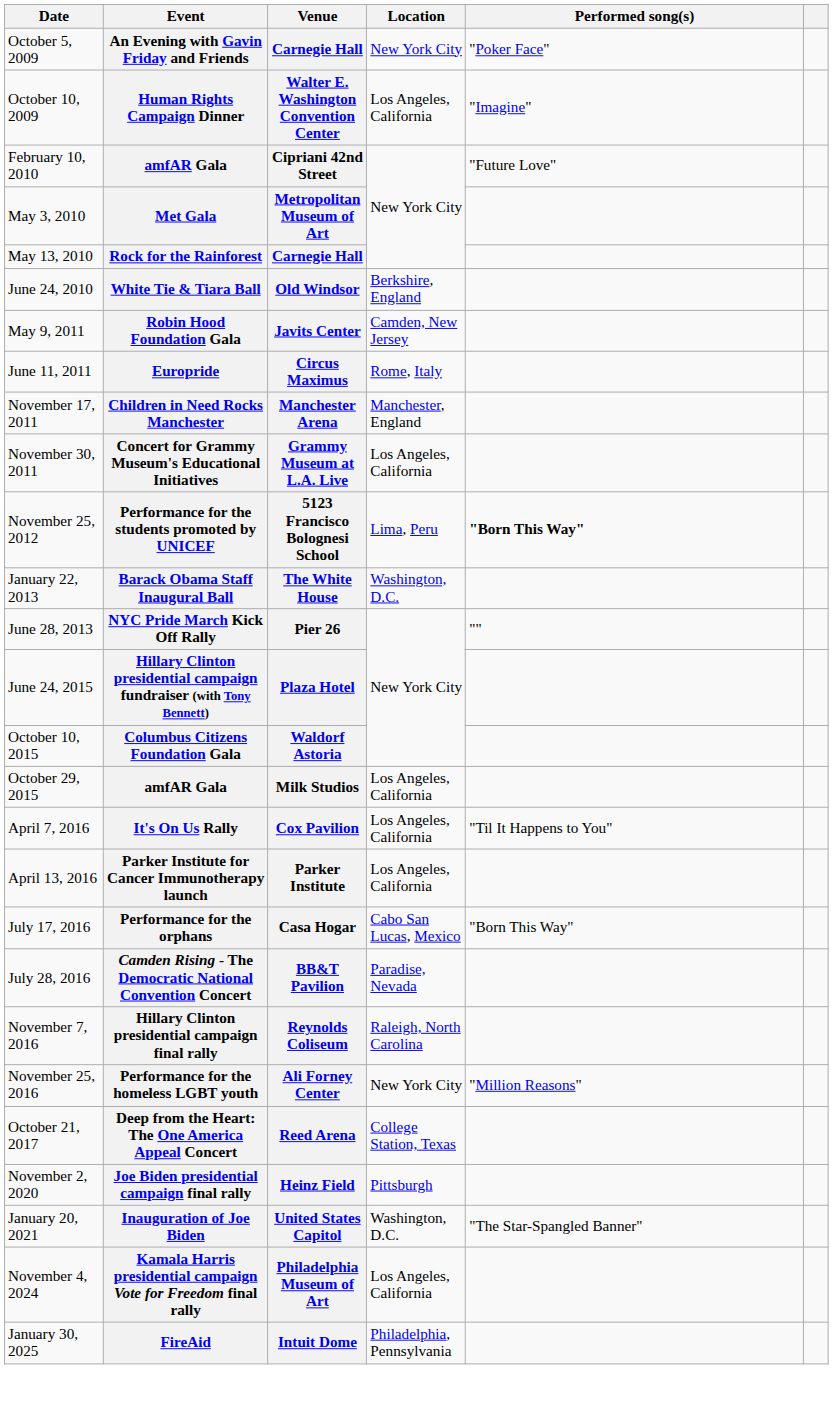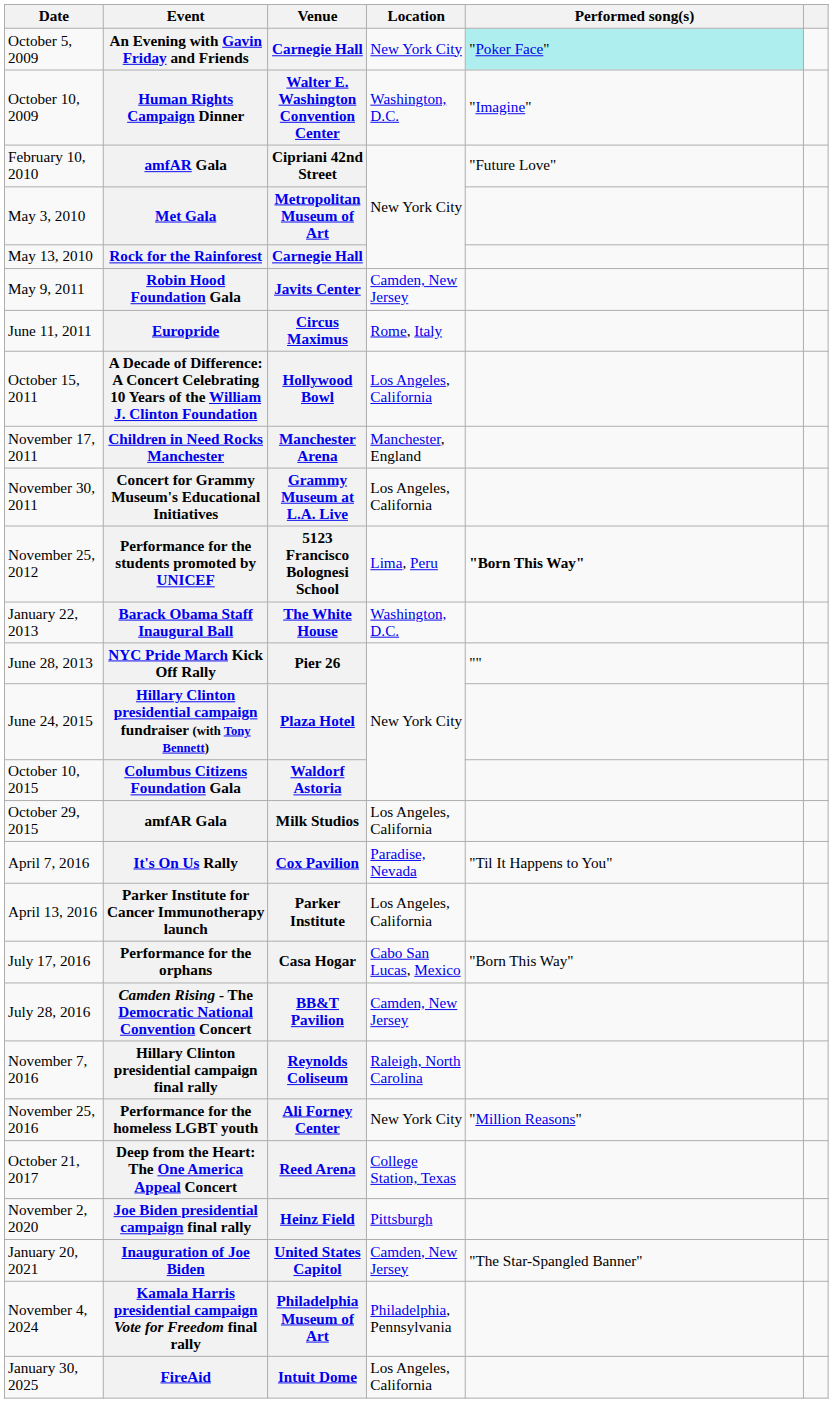(509, 49) no background -> (509, 49) paleturquoise background
(410, 107) Los Angeles, California -> (408, 107) Washington, D.C.
- row: (50, 289)
+ row: (44, 388)
(410, 828) Los Angeles, California -> (398, 862) Paradise, Nevada
(398, 977) Paradise, Nevada -> (414, 1011) Camden, New Jersey
(408, 1226) Washington, D.C. -> (414, 1260) Camden, New Jersey
(410, 1284) Los Angeles, California -> (411, 1318) Philadelphia, Pennsylvania
(411, 1342) Philadelphia, Pennsylvania -> (410, 1377) Los Angeles, California
